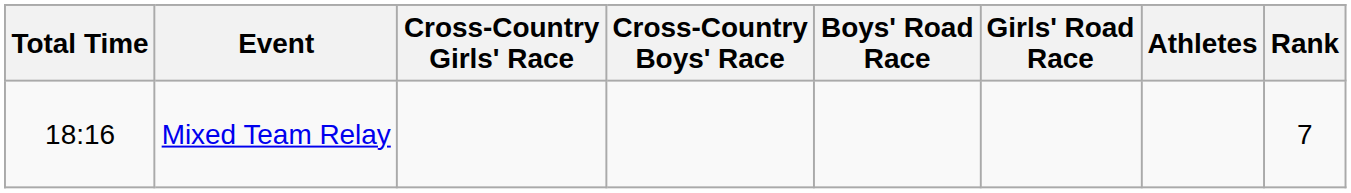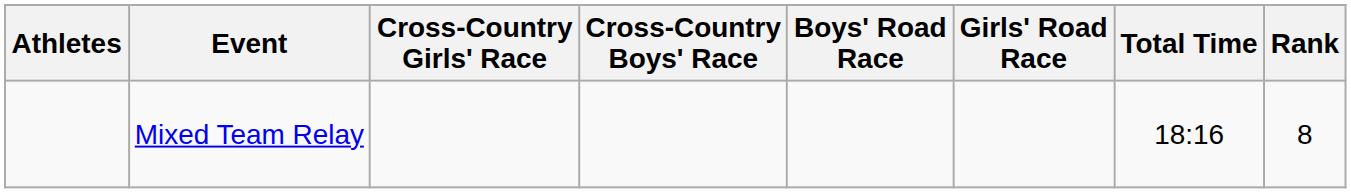columns swapped: (1203, 43) <-> (80, 43)
(1305, 134) 7 -> (1305, 134) 8
